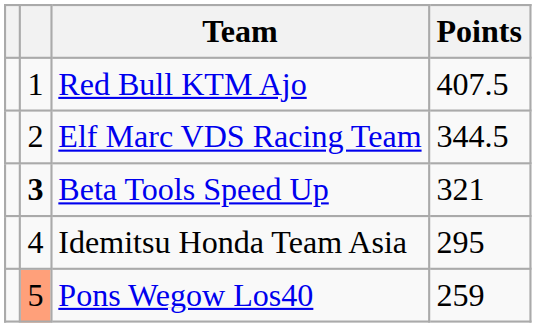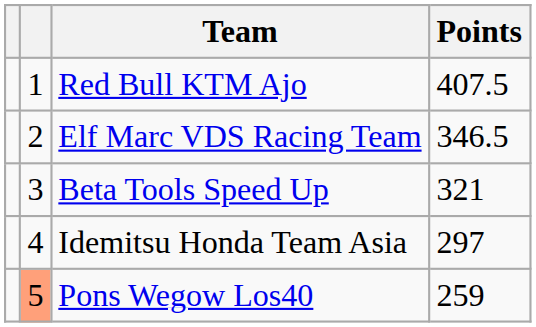(473, 136) 344.5 -> (473, 136) 346.5
(35, 189) bold -> (35, 189) normal
(461, 242) 295 -> (461, 242) 297
